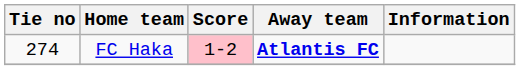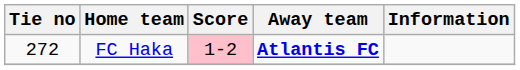(42, 50) 274 -> (42, 50) 272
